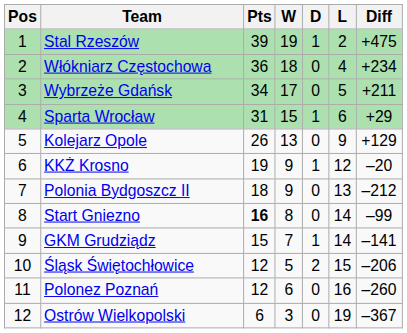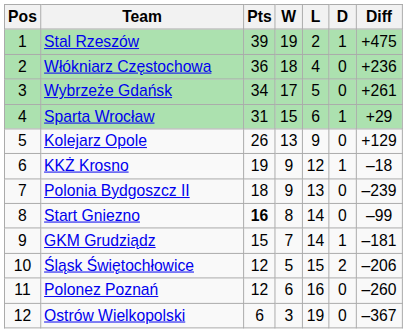columns swapped: (316, 16) <-> (342, 16)
(379, 66) +234 -> (379, 66) +236
(379, 91) +211 -> (379, 91) +261
(379, 166) –20 -> (379, 166) –18
(379, 191) –212 -> (379, 191) –239
(379, 240) –141 -> (379, 240) –181
